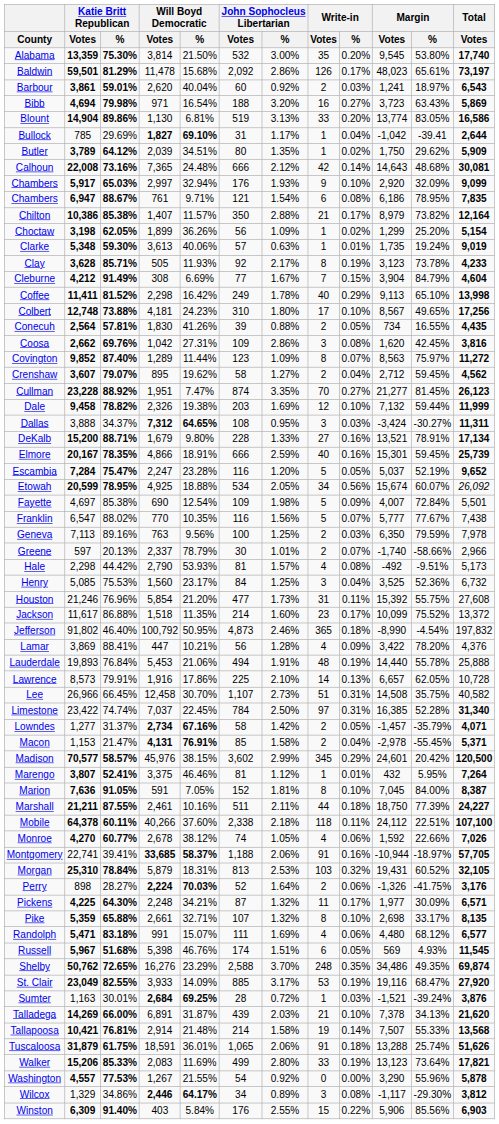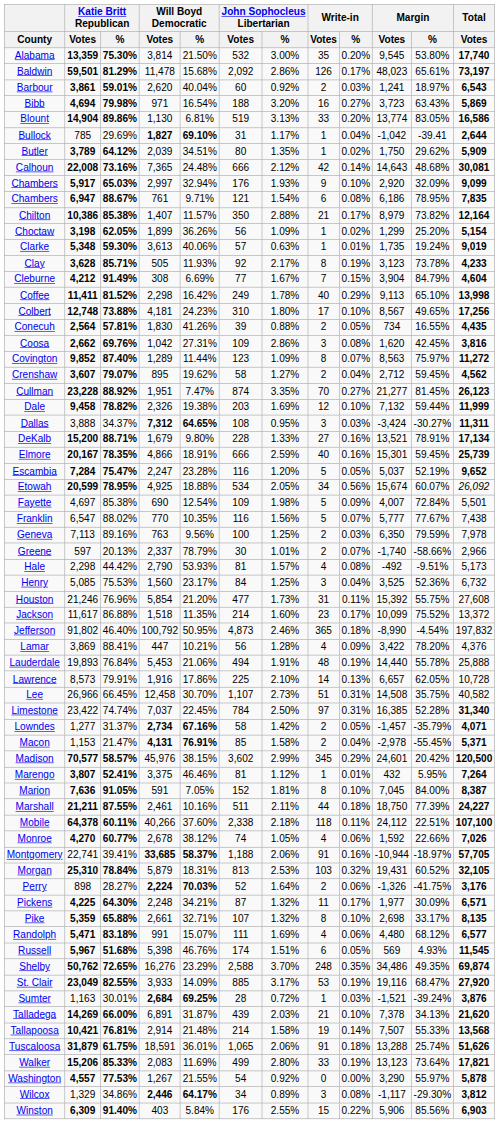(432, 1078) 55.96% -> (432, 1078) 55.97%
